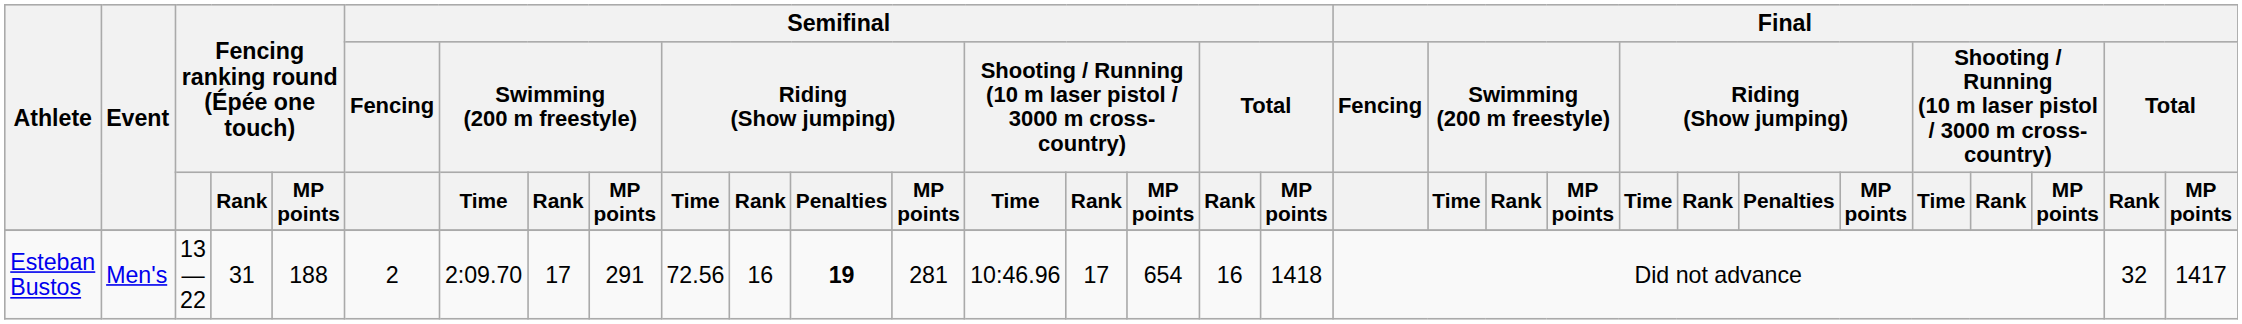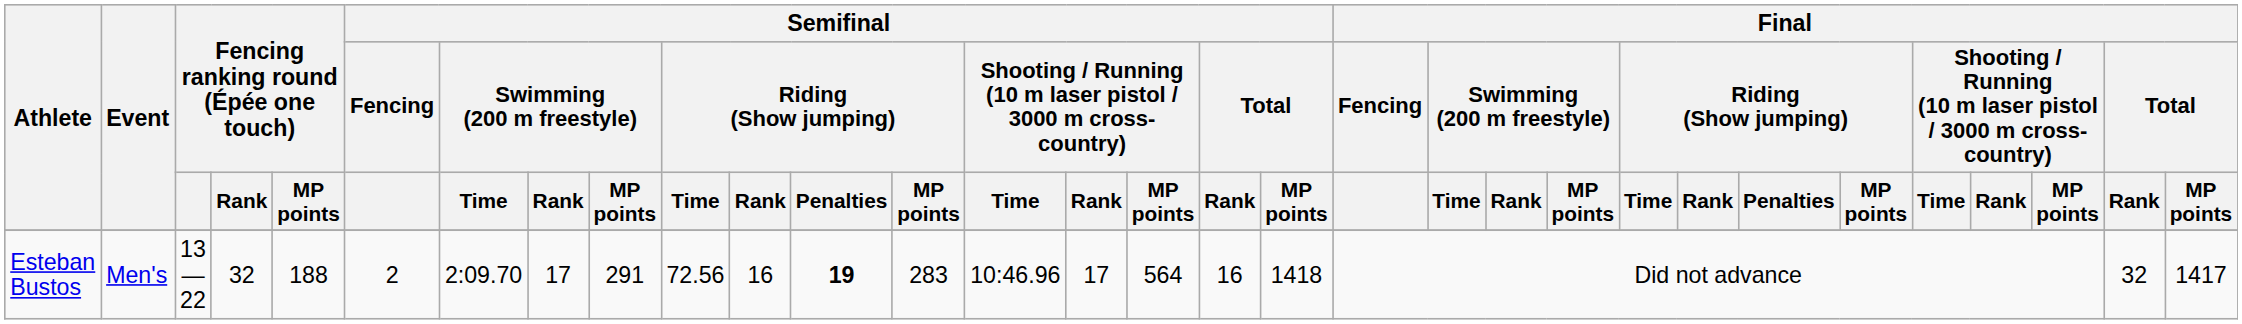(242, 275) 31 -> (242, 275) 32
(929, 275) 281 -> (929, 275) 283
(1163, 275) 654 -> (1163, 275) 564
